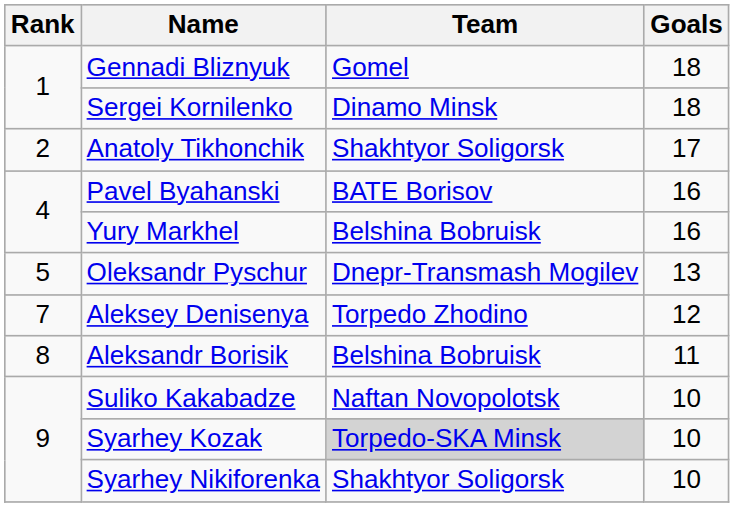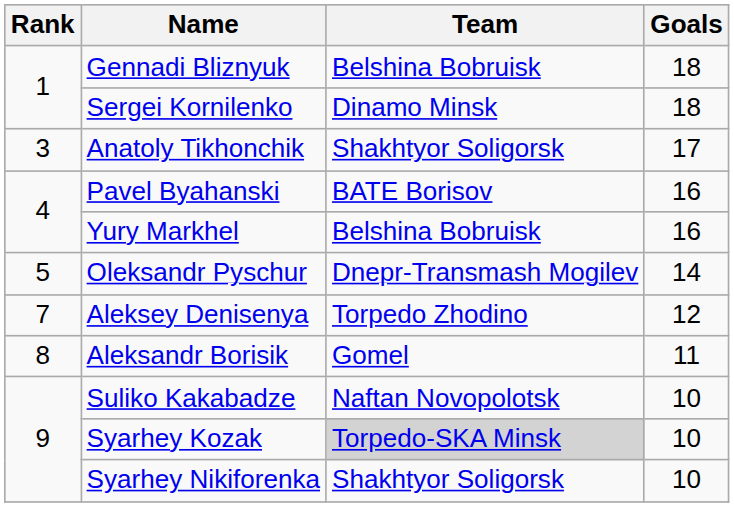(370, 66) Gomel -> (436, 66) Belshina Bobruisk
(43, 149) 2 -> (43, 149) 3
(687, 273) 13 -> (687, 273) 14
(436, 356) Belshina Bobruisk -> (370, 356) Gomel
